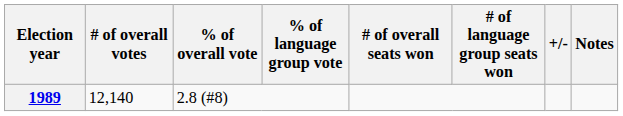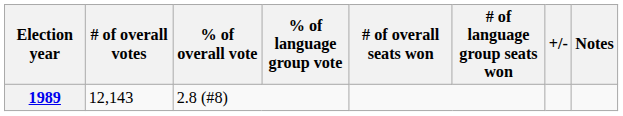(111, 97) 12,140 -> (111, 97) 12,143
